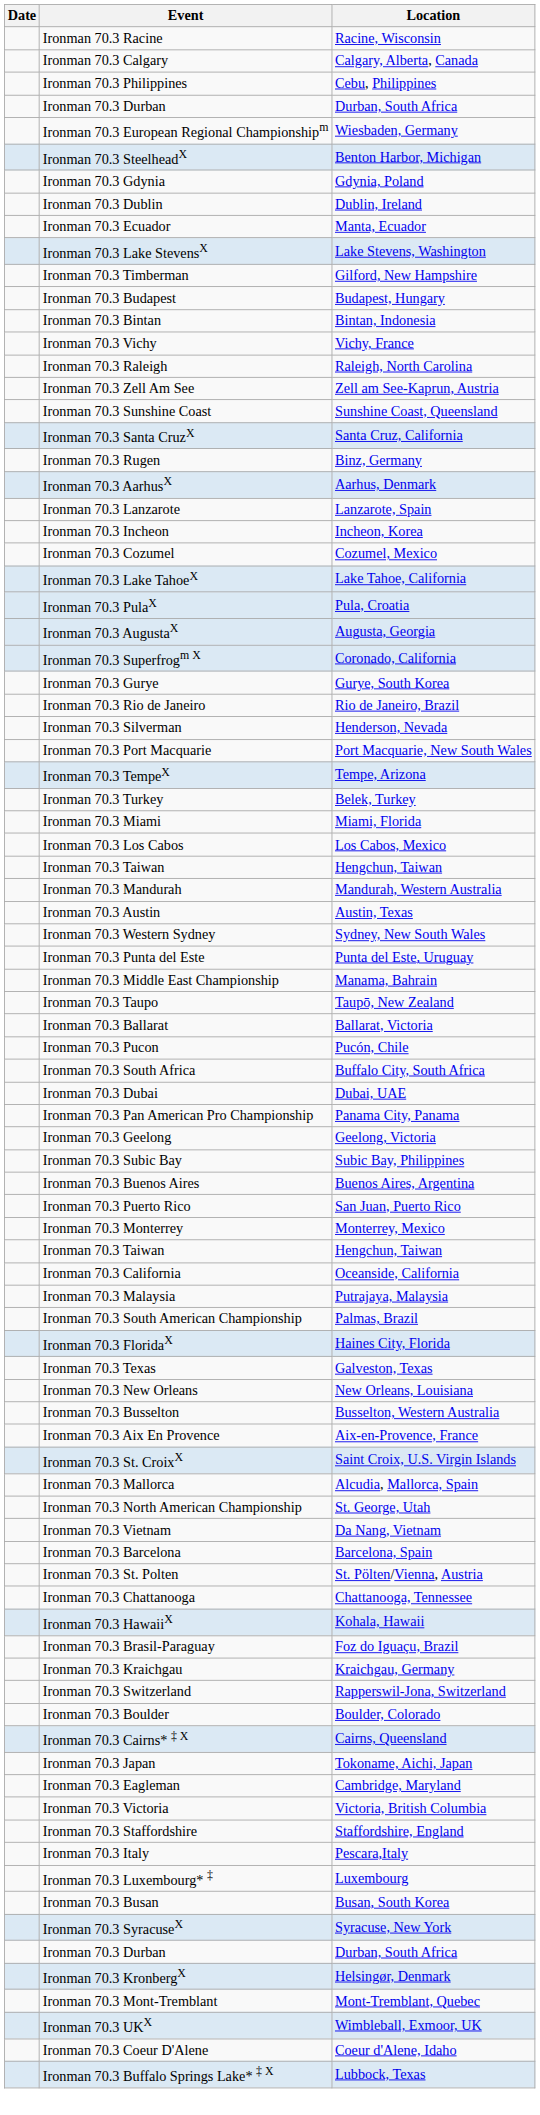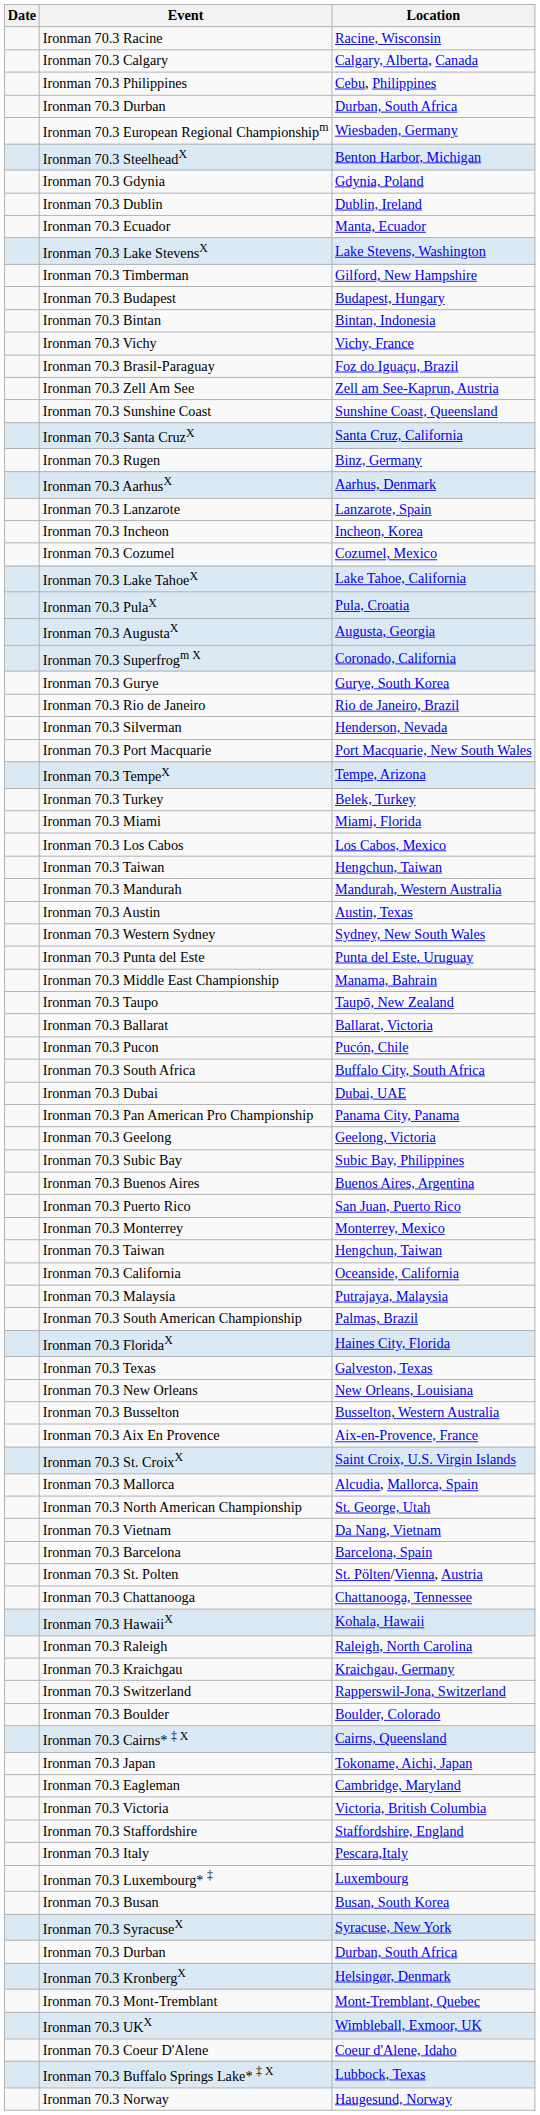rows swapped: (129, 1646) <-> (105, 366)
+ row: (106, 2098)
